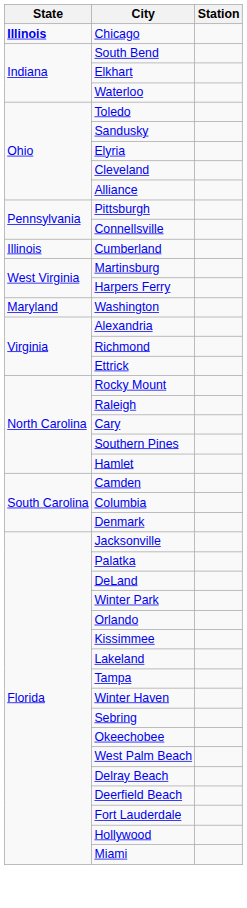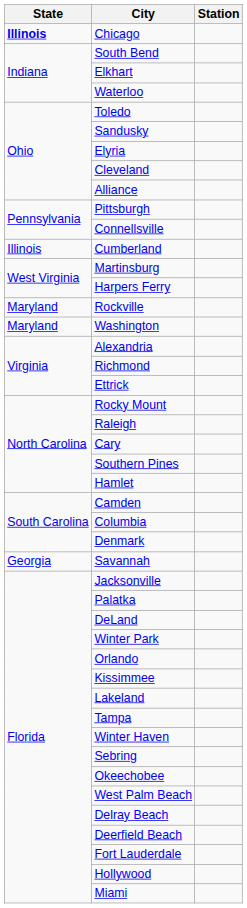+ row: (119, 307)
+ row: (122, 561)
